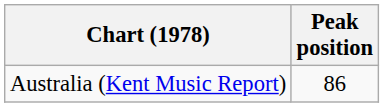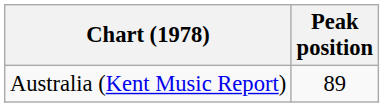(335, 83) 86 -> (335, 83) 89
